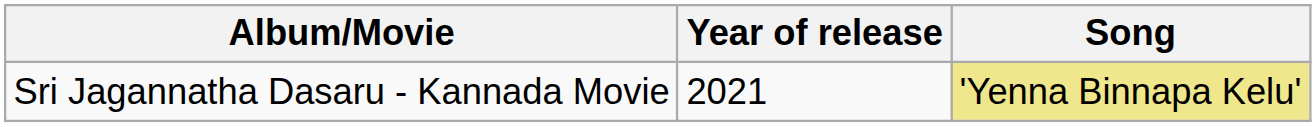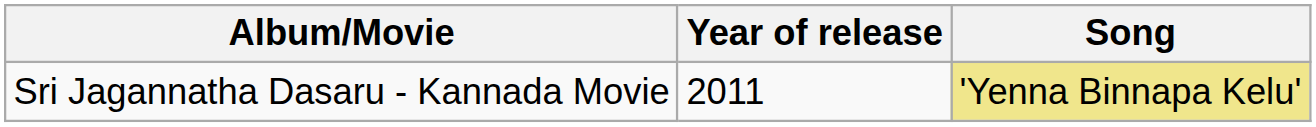(727, 90) 2021 -> (725, 90) 2011
